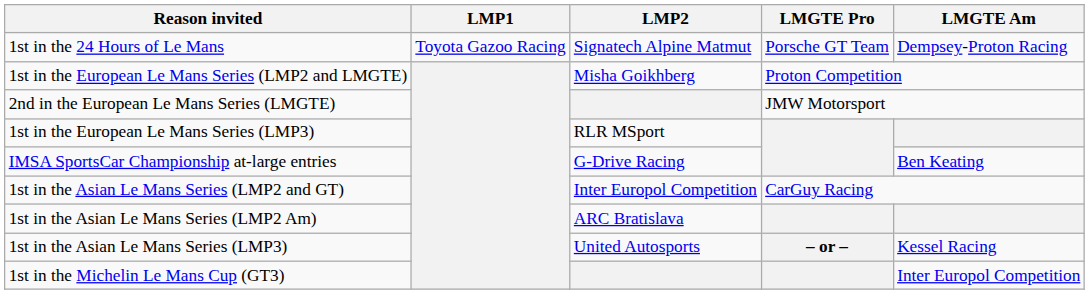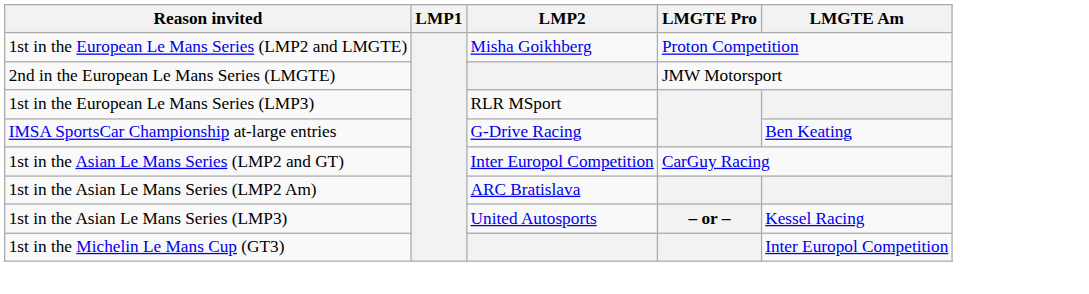- row: (116, 46)
